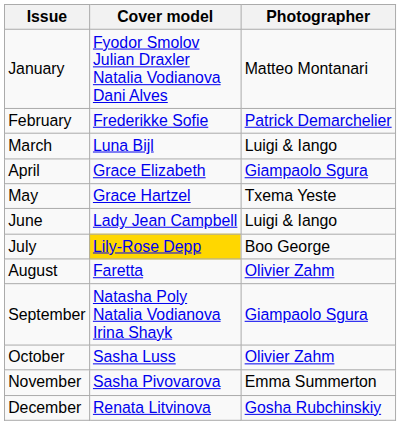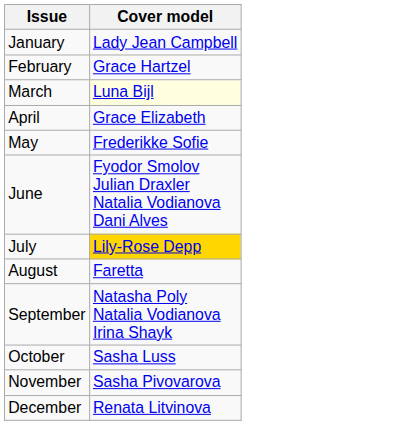- column: (318, 17)
(157, 68) Fyodor Smolov Julian Draxler Natalia Vodianova Dani Alves -> (165, 42) Lady Jean Campbell
(151, 120) Frederikke Sofie -> (142, 67) Grace Hartzel
(123, 145) no background -> (123, 92) lightyellow background
(142, 196) Grace Hartzel -> (151, 142) Frederikke Sofie
(165, 221) Lady Jean Campbell -> (157, 194) Fyodor Smolov Julian Draxler Natalia Vodianova Dani Alves
